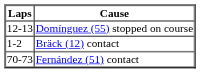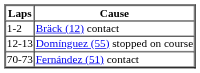rows swapped: (77, 44) <-> (114, 28)
